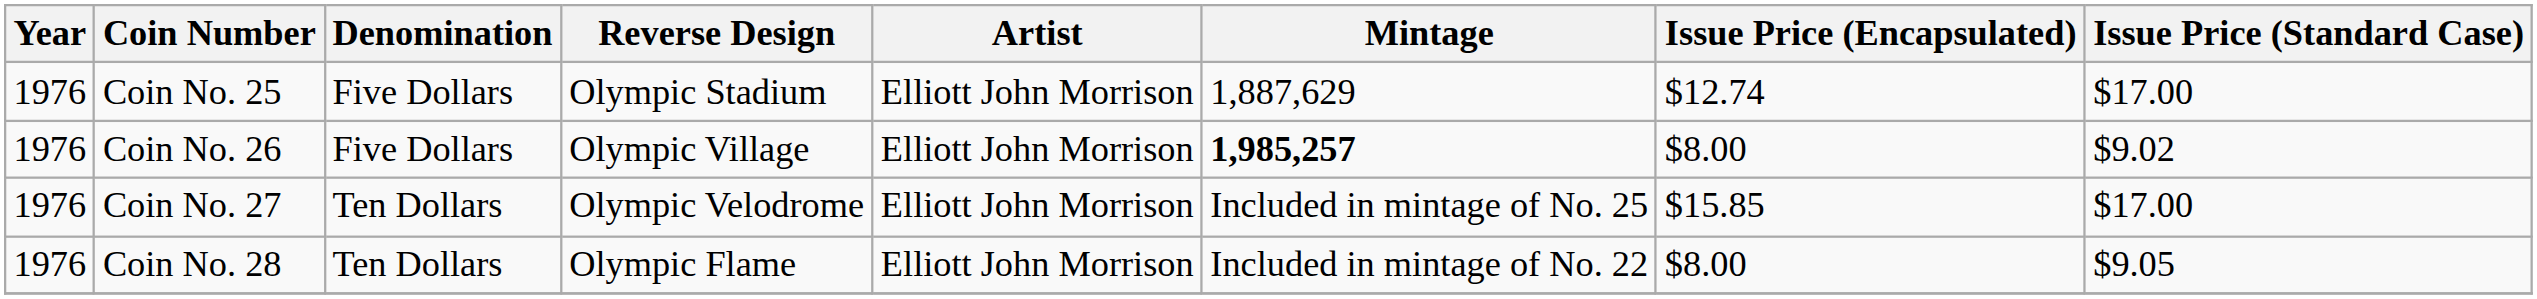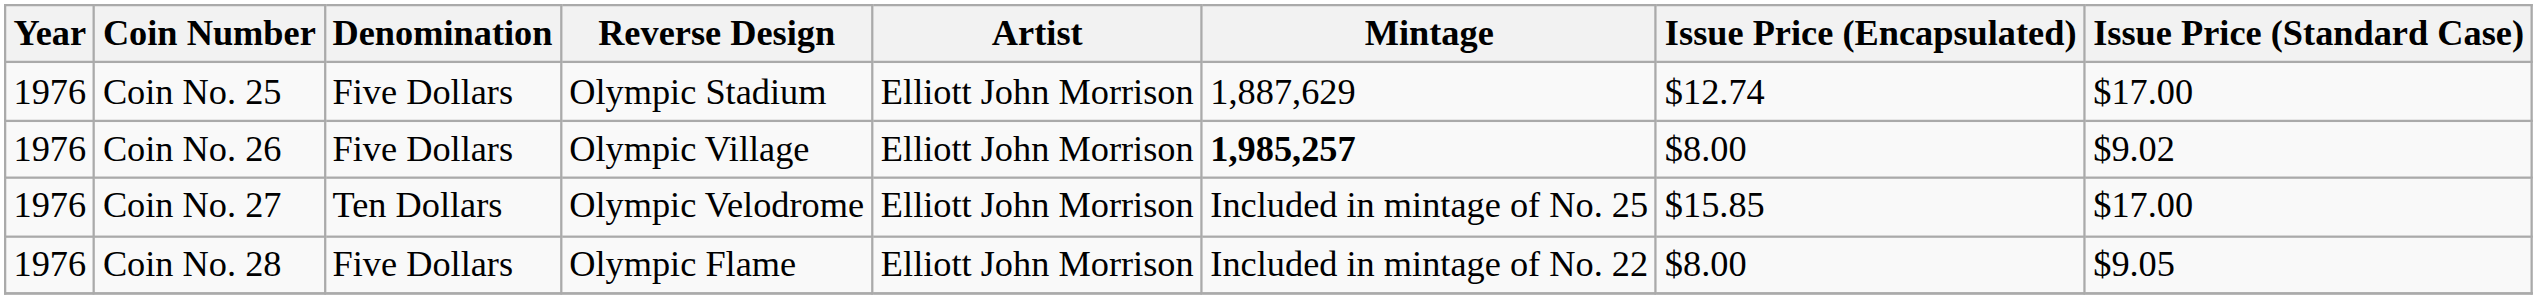(417, 263) Ten Dollars -> (423, 263) Five Dollars
